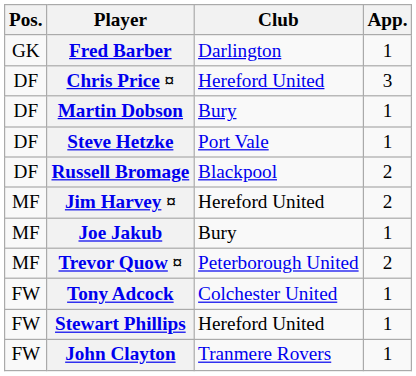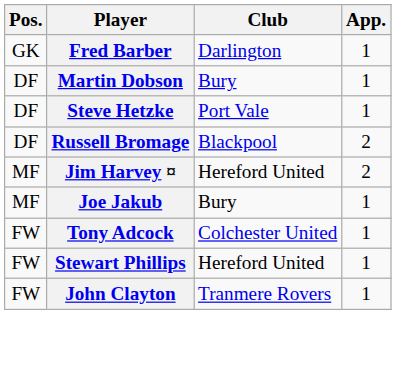- row: (120, 80)
- row: (120, 263)
